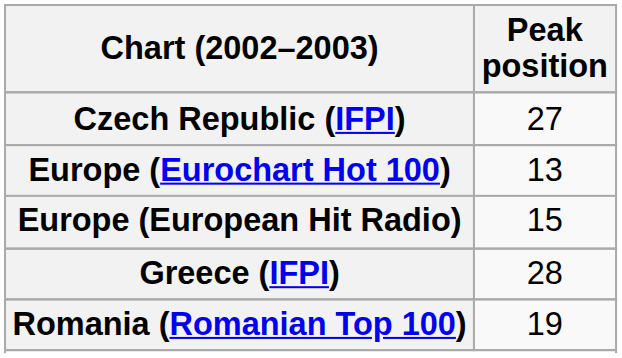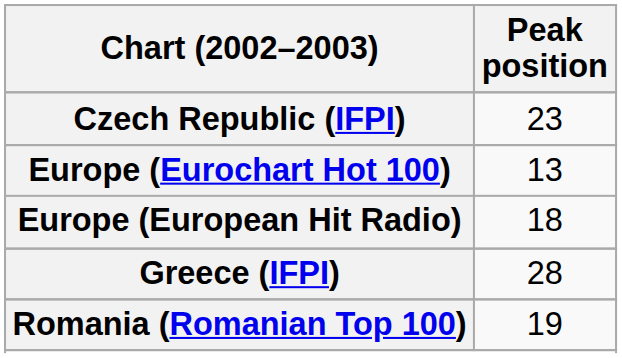(545, 118) 27 -> (545, 118) 23
(545, 221) 15 -> (545, 221) 18
